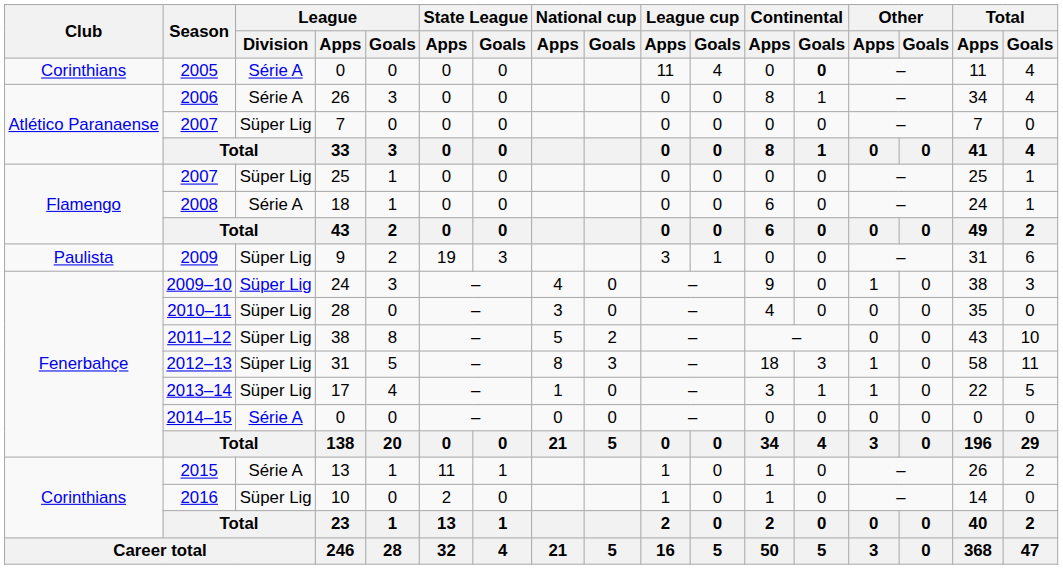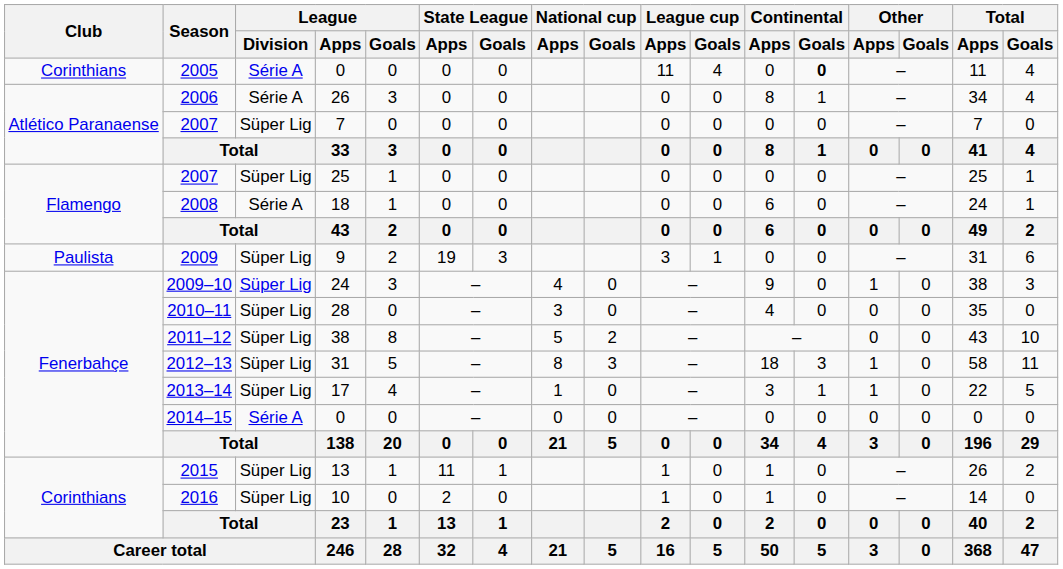(276, 470) Série A -> (276, 470) Süper Lig
